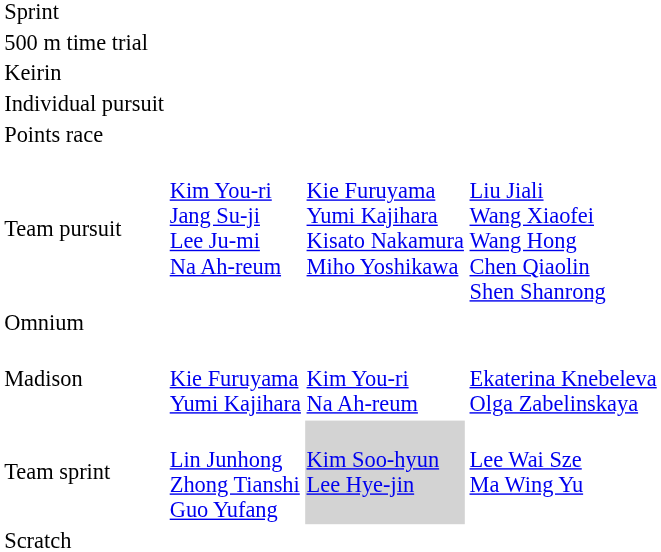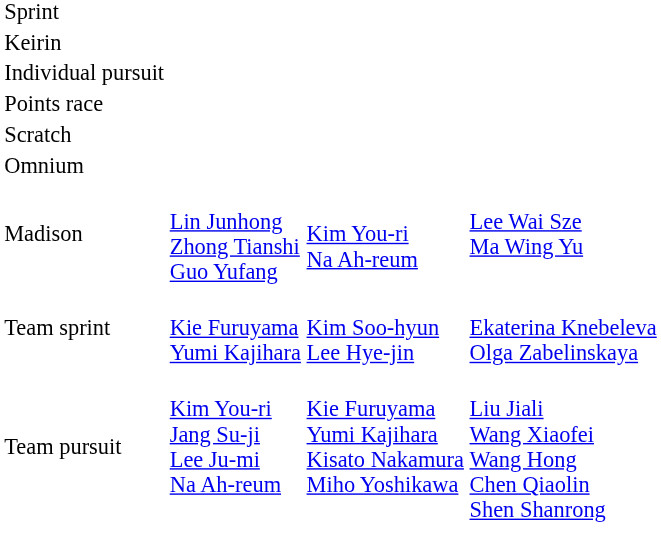- row: (76, 42)
rows swapped: (38, 540) <-> (63, 228)
(235, 390) Kie Furuyama Yumi Kajihara -> (235, 246) Lin Junhong Zhong Tianshi Guo Yufang
(563, 390) Ekaterina Knebeleva Olga Zabelinskaya -> (526, 234) Lee Wai Sze Ma Wing Yu
(235, 484) Lin Junhong Zhong Tianshi Guo Yufang -> (235, 340) Kie Furuyama Yumi Kajihara
(373, 472) lightgrey background -> (373, 340) no background
(526, 472) Lee Wai Sze Ma Wing Yu -> (563, 340) Ekaterina Knebeleva Olga Zabelinskaya
